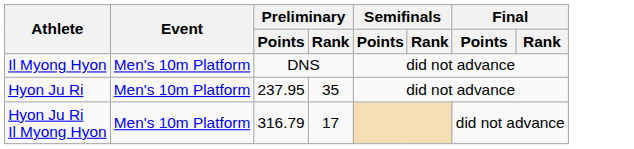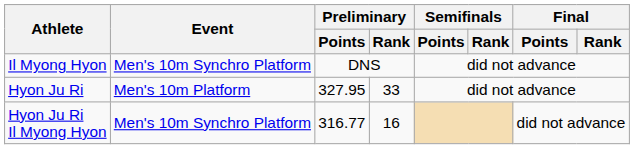(182, 66) Men's 10m Platform -> (212, 66) Men's 10m Synchro Platform
(281, 90) 237.95 -> (342, 90) 327.95
(331, 90) 35 -> (391, 90) 33
(182, 123) Men's 10m Platform -> (212, 123) Men's 10m Synchro Platform
(281, 123) 316.79 -> (342, 123) 316.77
(331, 123) 17 -> (391, 123) 16
